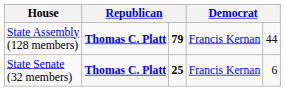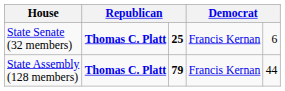rows swapped: (40, 70) <-> (43, 38)
